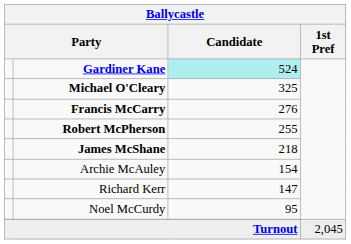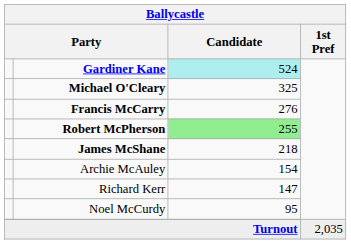(288, 128) no background -> (288, 128) lightgreen background
(329, 229) 2,045 -> (329, 229) 2,035
